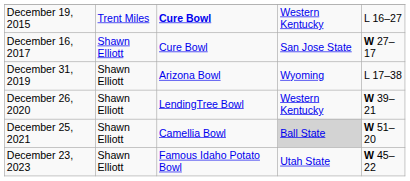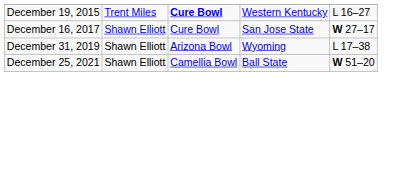- row: (40, 104)
(303, 133) lightgrey background -> (265, 63) no background
- row: (40, 161)
